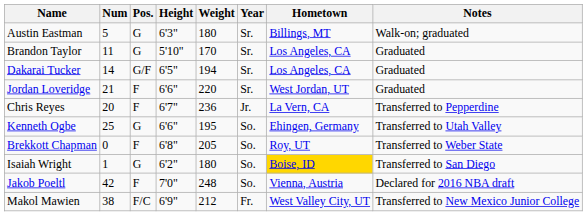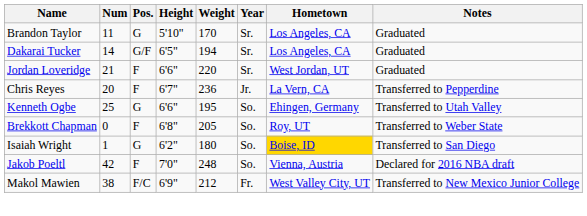- row: (45, 32)
